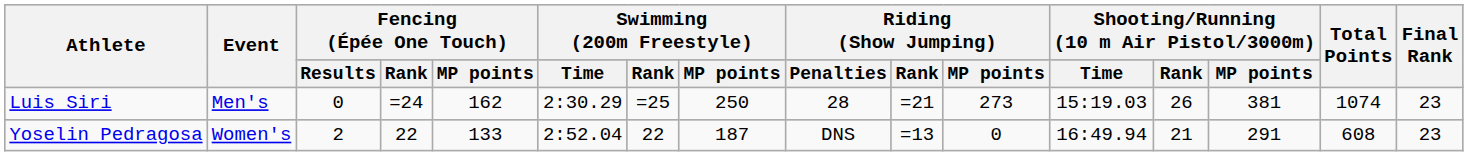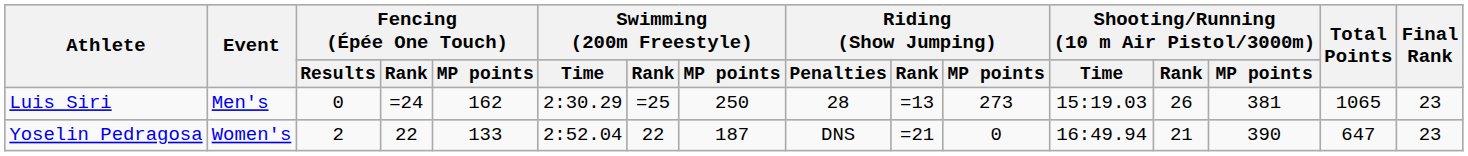(917, 103) =21 -> (917, 103) =13
(1358, 103) 1074 -> (1358, 103) 1065
(917, 135) =13 -> (917, 135) =21
(1264, 135) 291 -> (1264, 135) 390
(1358, 135) 608 -> (1358, 135) 647
